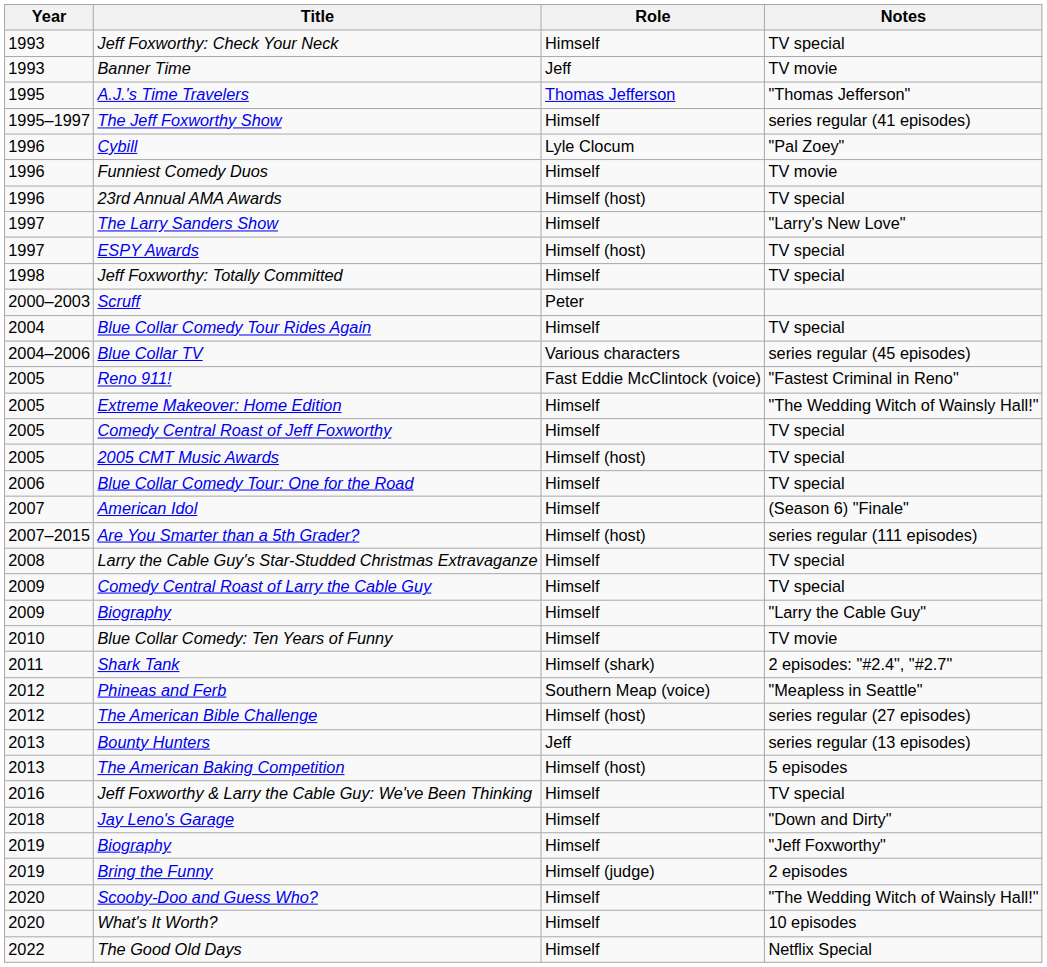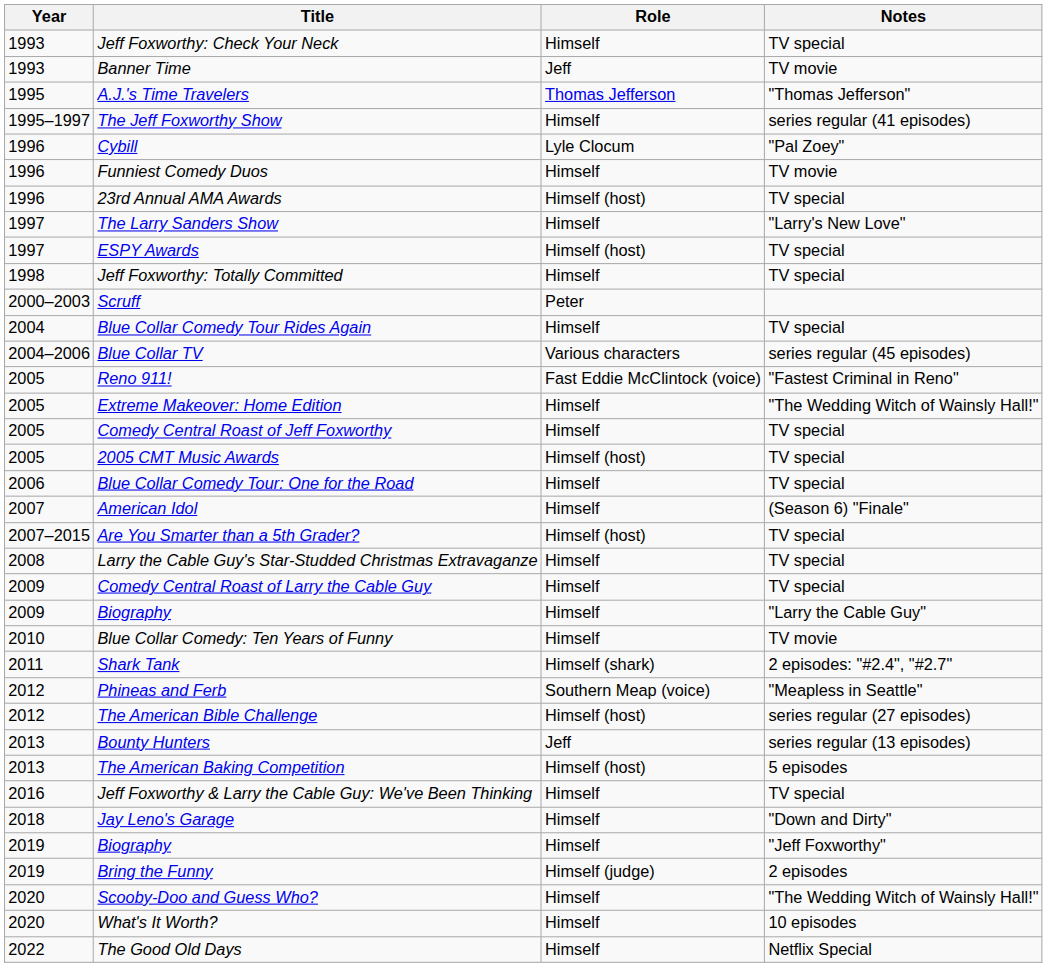(873, 535) series regular (111 episodes) -> (807, 535) TV special
